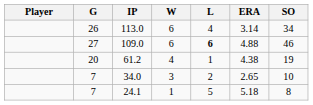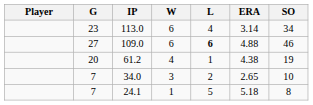(93, 28) 26 -> (93, 28) 23
